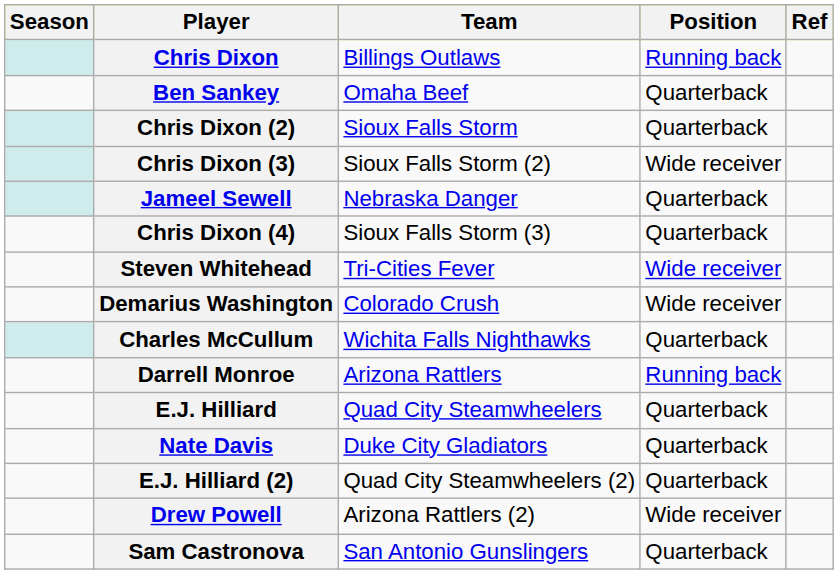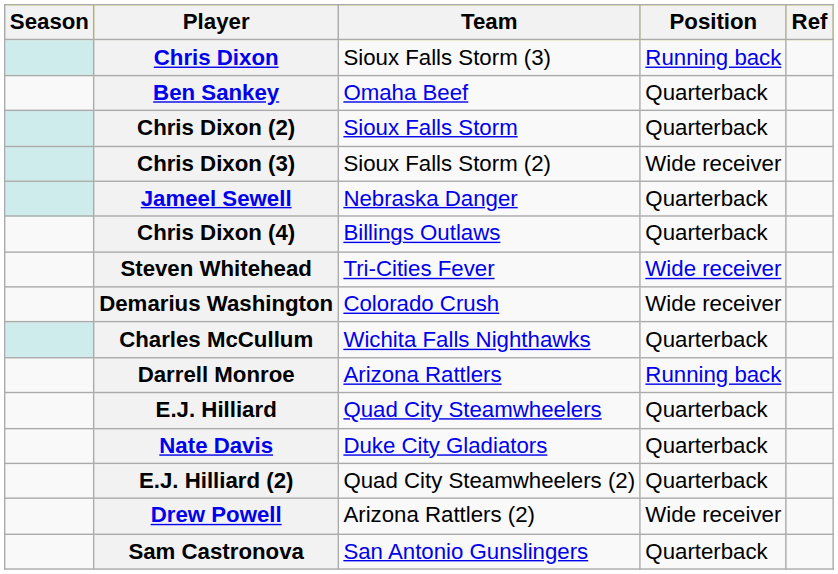(422, 57) Billings Outlaws -> (447, 57) Sioux Falls Storm (3)
(447, 233) Sioux Falls Storm (3) -> (422, 233) Billings Outlaws
